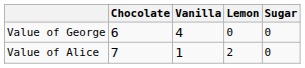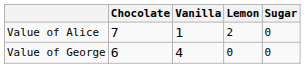rows swapped: (53, 53) <-> (56, 32)
